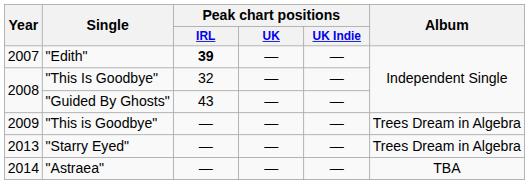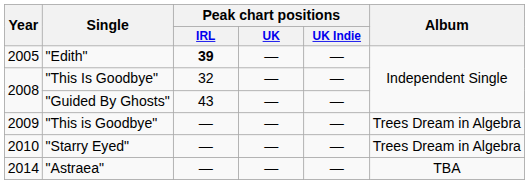(23, 56) 2007 -> (23, 56) 2005
(23, 146) 2013 -> (23, 146) 2010
